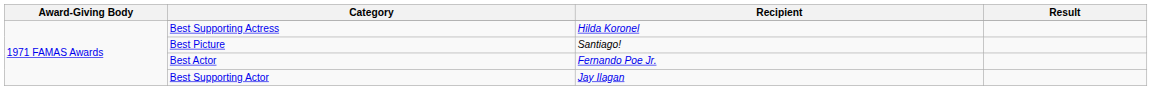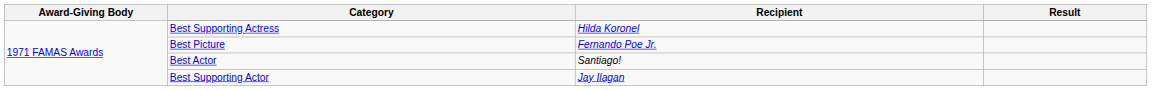(599, 45) Santiago! -> (617, 45) Fernando Poe Jr.
(617, 61) Fernando Poe Jr. -> (599, 61) Santiago!
